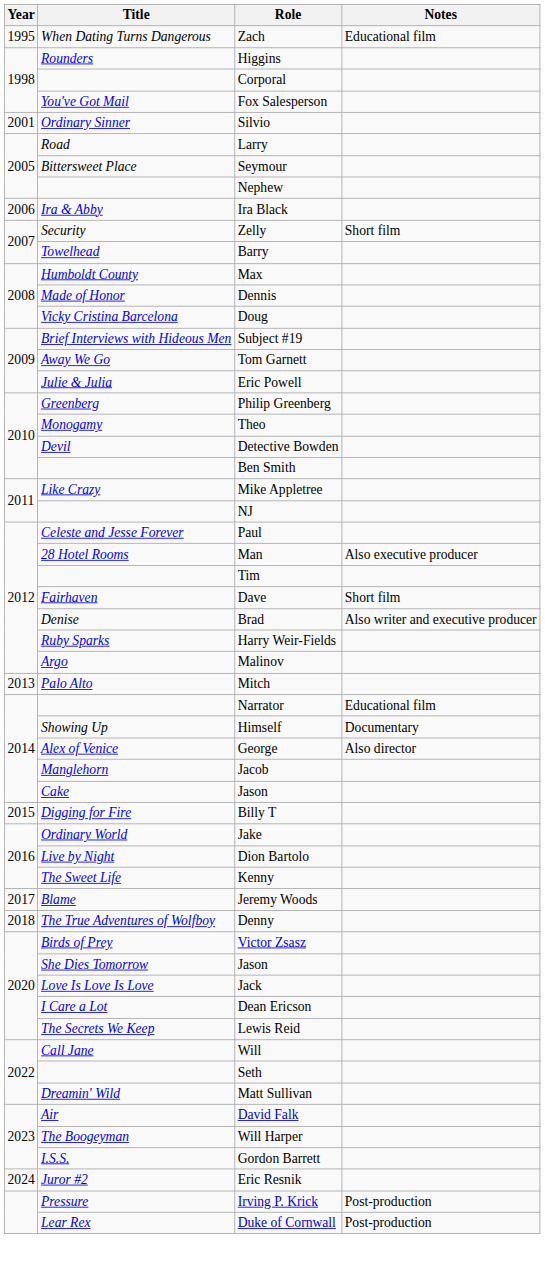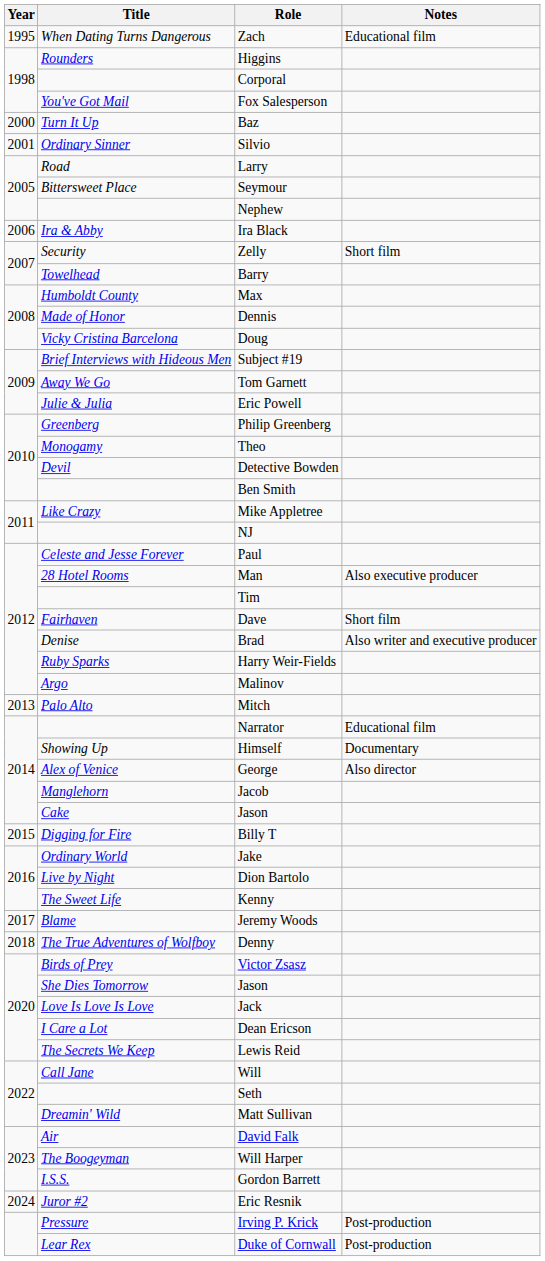+ row: (70, 123)
